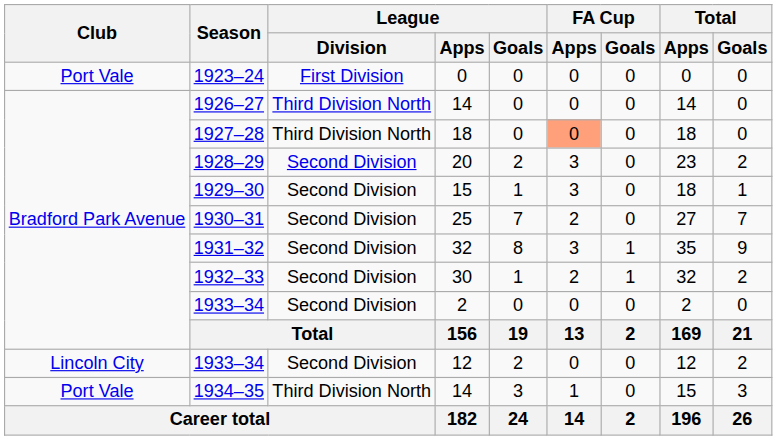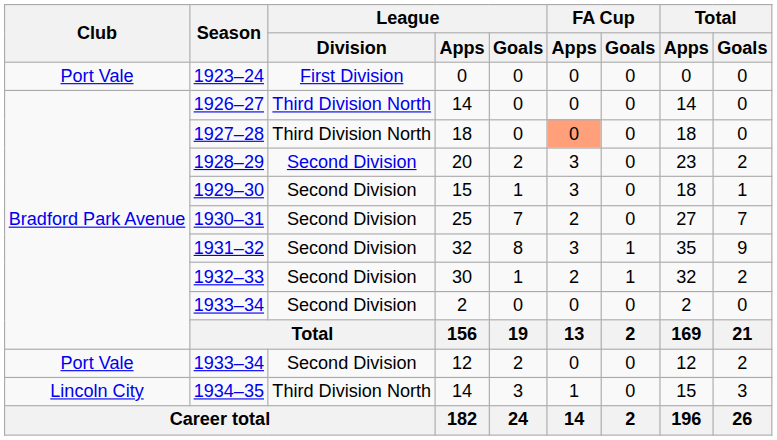(97, 362) Lincoln City -> (97, 362) Port Vale
(97, 391) Port Vale -> (97, 391) Lincoln City
